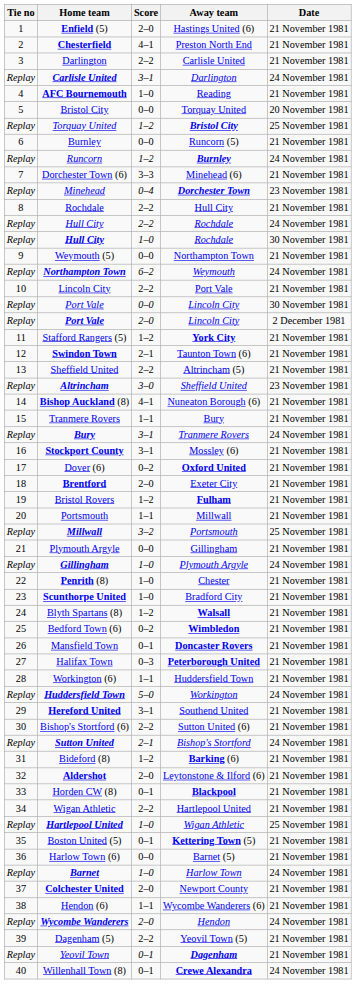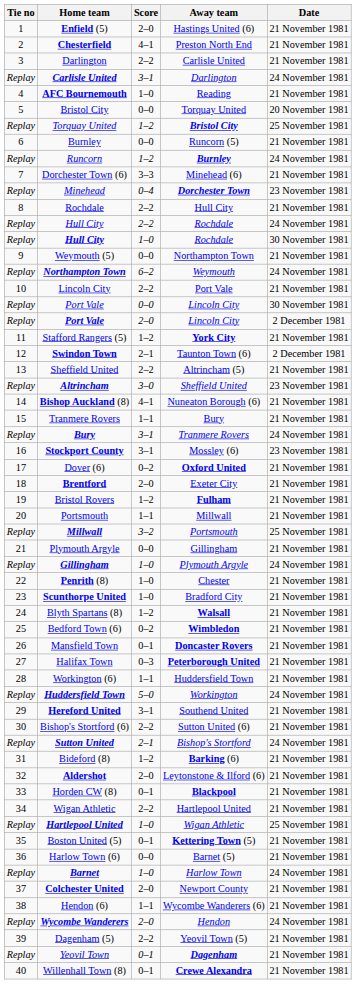(309, 353) 21 November 1981 -> (309, 353) 2 December 1981
(309, 451) 21 November 1981 -> (309, 451) 23 November 1981
(309, 970) 24 November 1981 -> (309, 970) 21 November 1981
